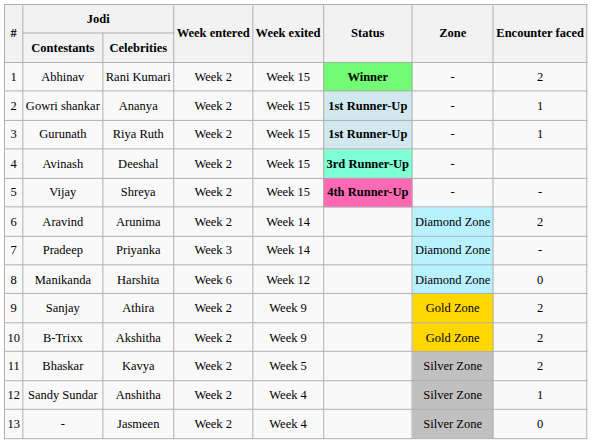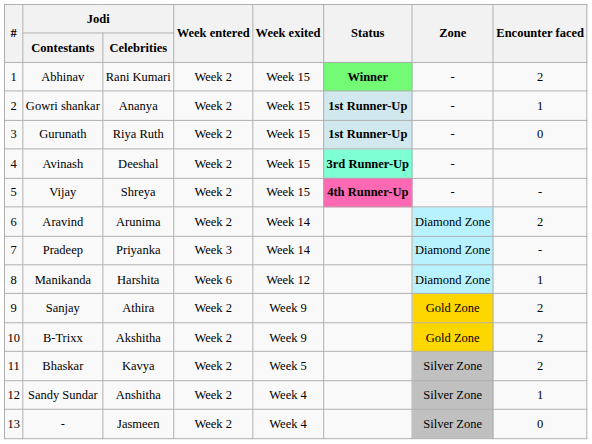(540, 134) 1 -> (540, 134) 0
(540, 279) 0 -> (540, 279) 1
